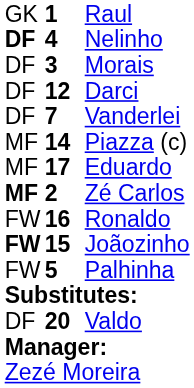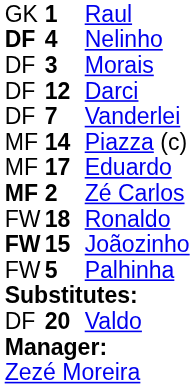(58, 219) 16 -> (58, 219) 18
